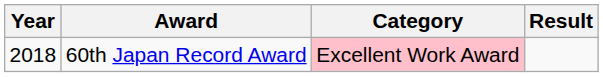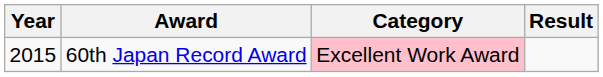(33, 54) 2018 -> (33, 54) 2015
